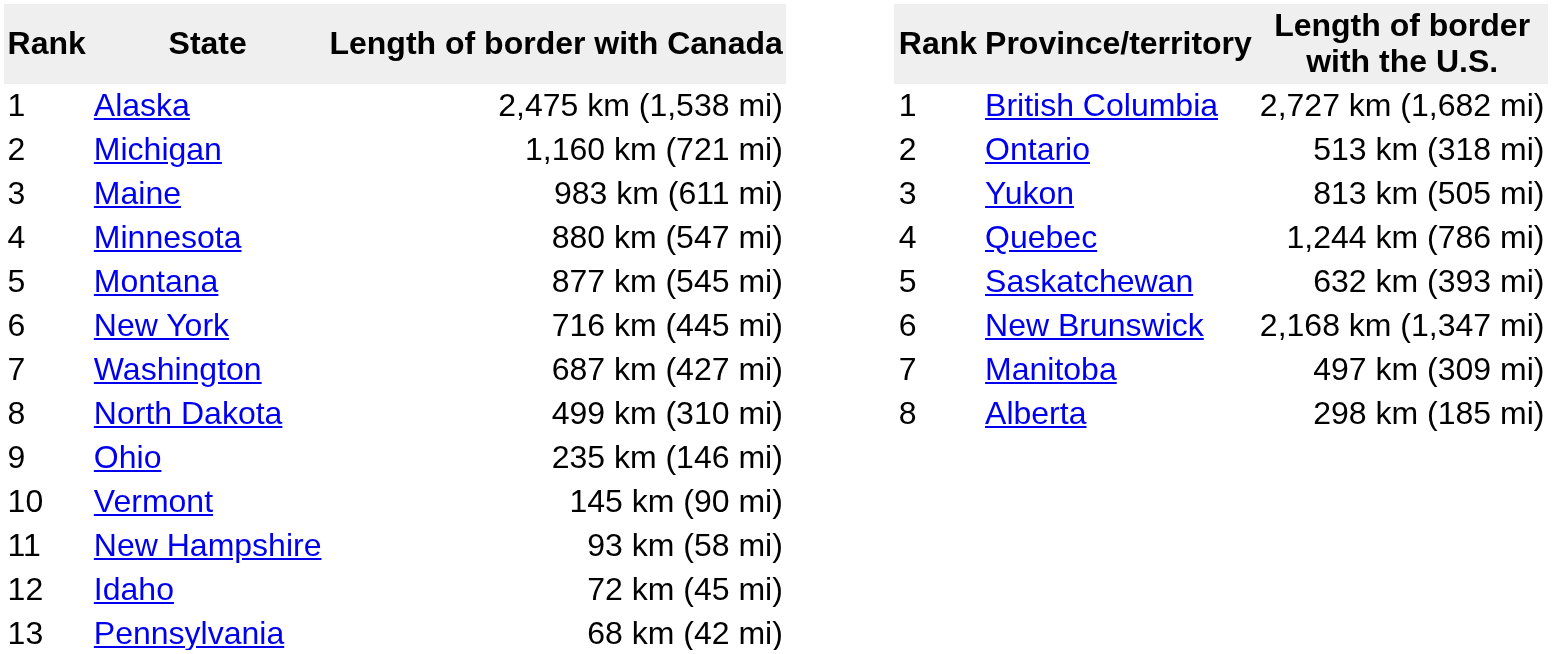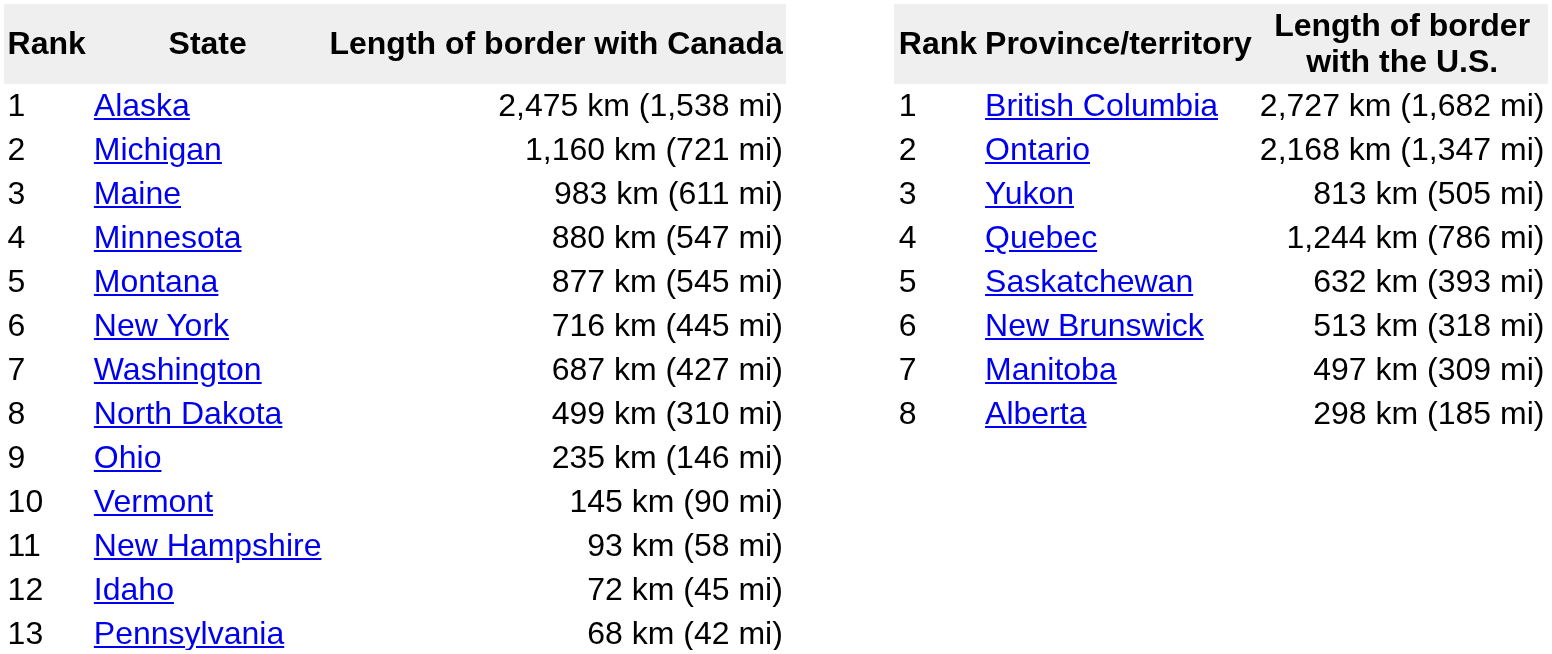(1429, 149) 513 km (318 mi) -> (1402, 149) 2,168 km (1,347 mi)
(1402, 325) 2,168 km (1,347 mi) -> (1429, 325) 513 km (318 mi)
